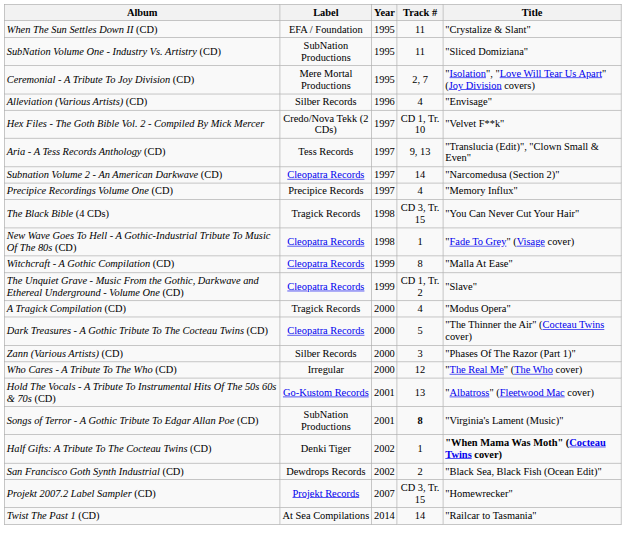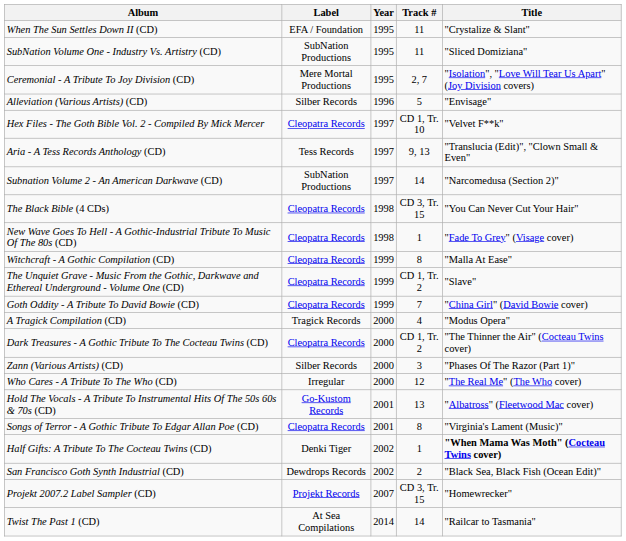(420, 102) 4 -> (419, 102) 5
(326, 124) Credo/Nova Tekk (2 CDs) -> (326, 124) Cleopatra Records
(326, 175) Cleopatra Records -> (326, 180) SubNation Productions
- row: (90, 191)
(326, 213) Tragick Records -> (326, 209) Cleopatra Records
+ row: (103, 304)
(420, 331) 5 -> (419, 343) CD 1, Tr. 2
(326, 420) SubNation Productions -> (326, 426) Cleopatra Records
(420, 420) bold -> (419, 426) normal
